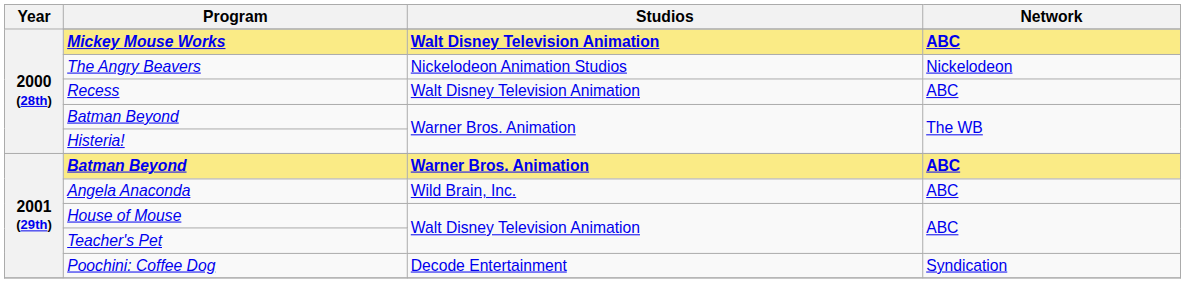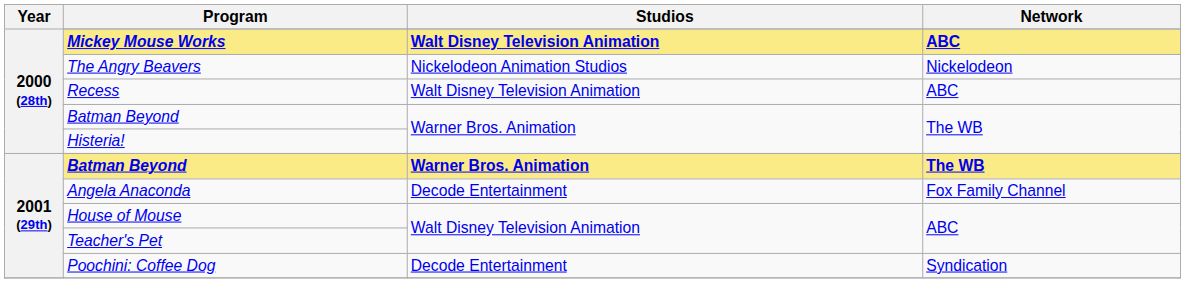(943, 166) ABC -> (955, 166) The WB
(463, 191) Wild Brain, Inc. -> (489, 191) Decode Entertainment
(942, 191) ABC -> (996, 191) Fox Family Channel
